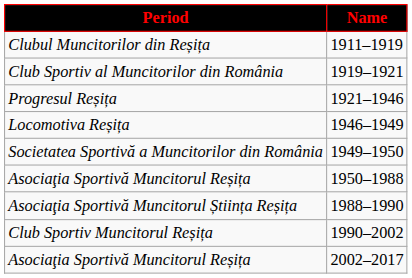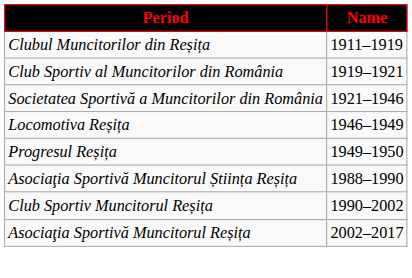(63, 98) Progresul Reșița -> (166, 98) Societatea Sportivă a Muncitorilor din România
(166, 152) Societatea Sportivă a Muncitorilor din România -> (63, 152) Progresul Reșița
- row: (367, 178)
